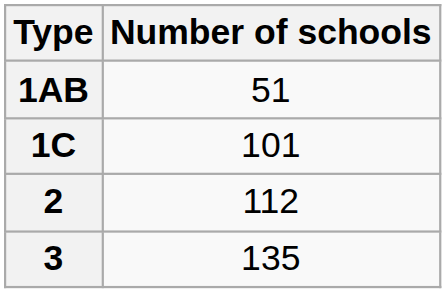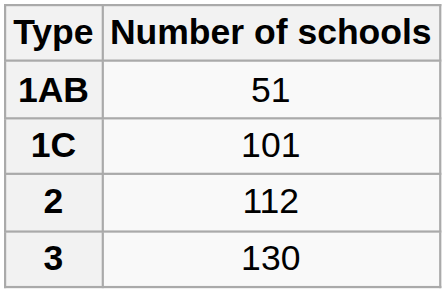(271, 257) 135 -> (271, 257) 130
